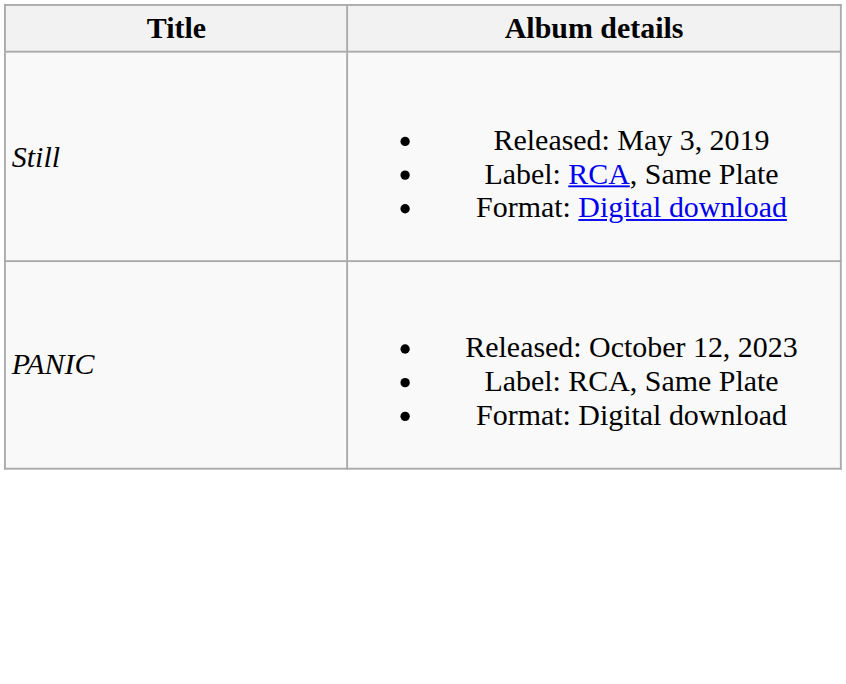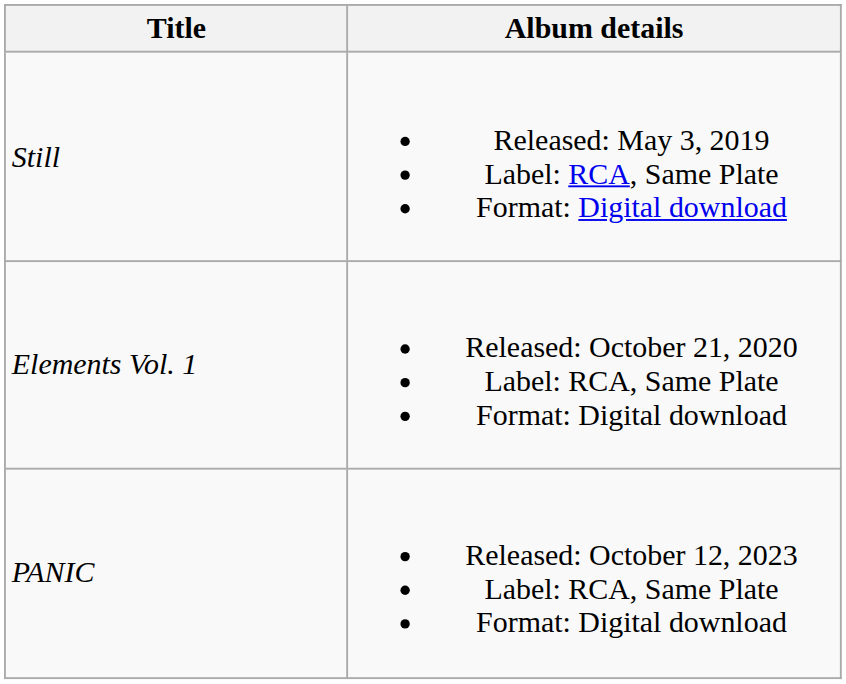+ row: (104, 364)
